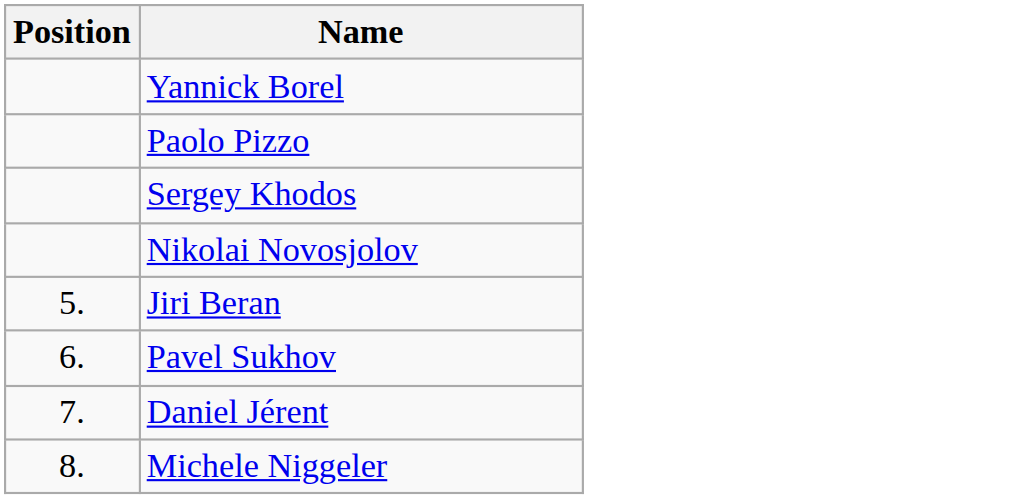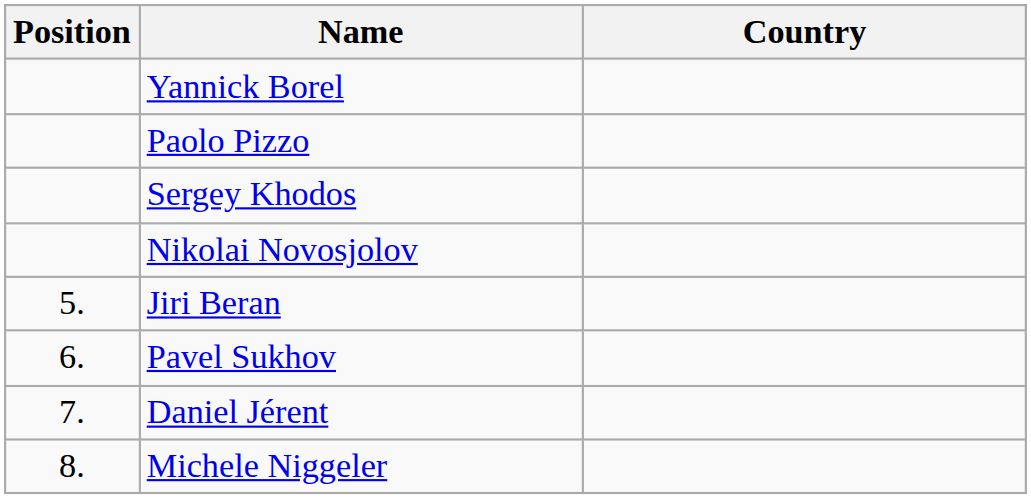+ column: (804, 31)
